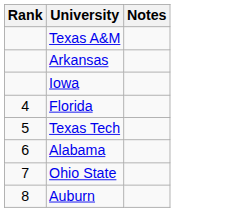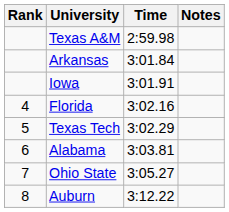+ column: (151, 15)
